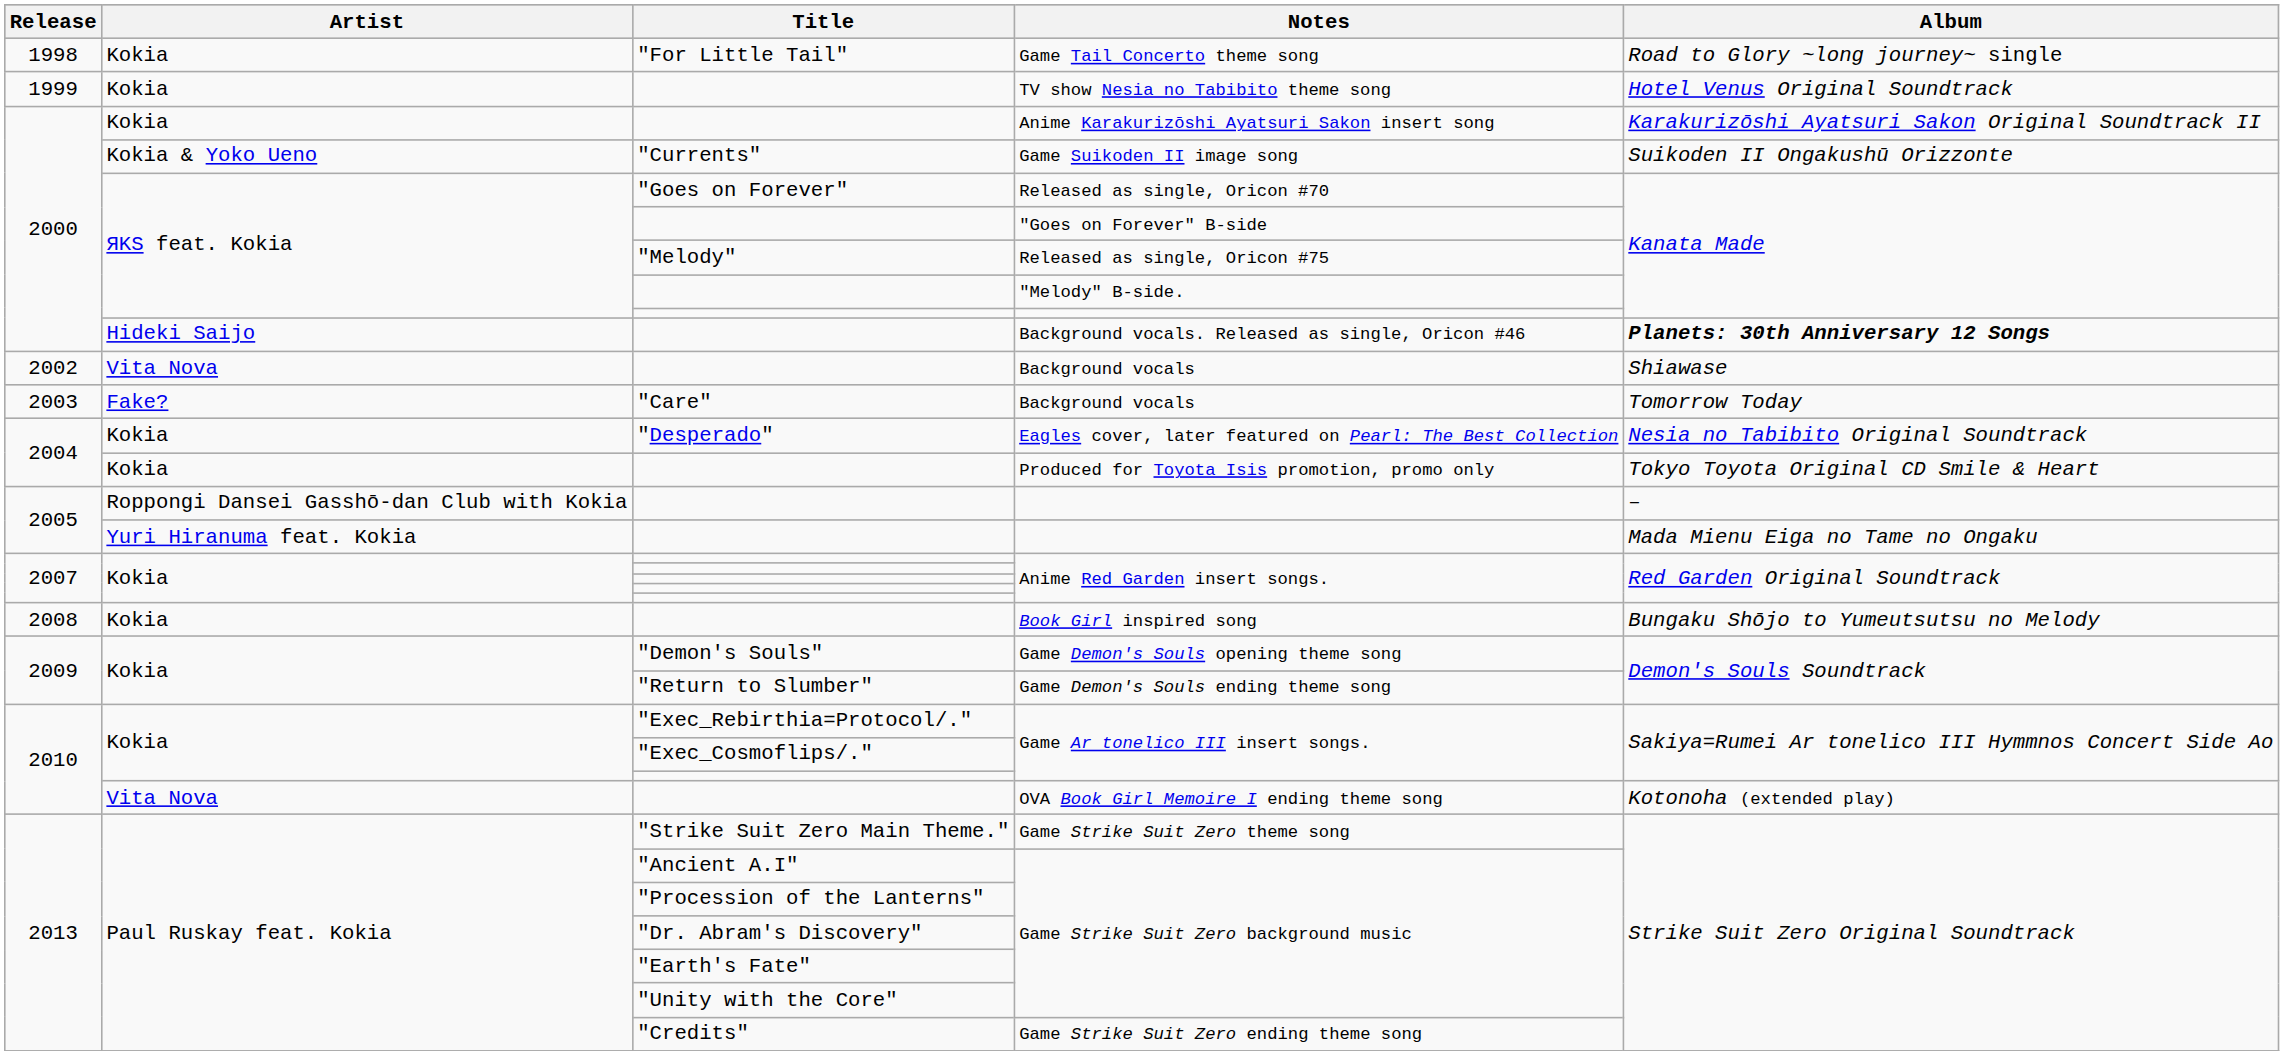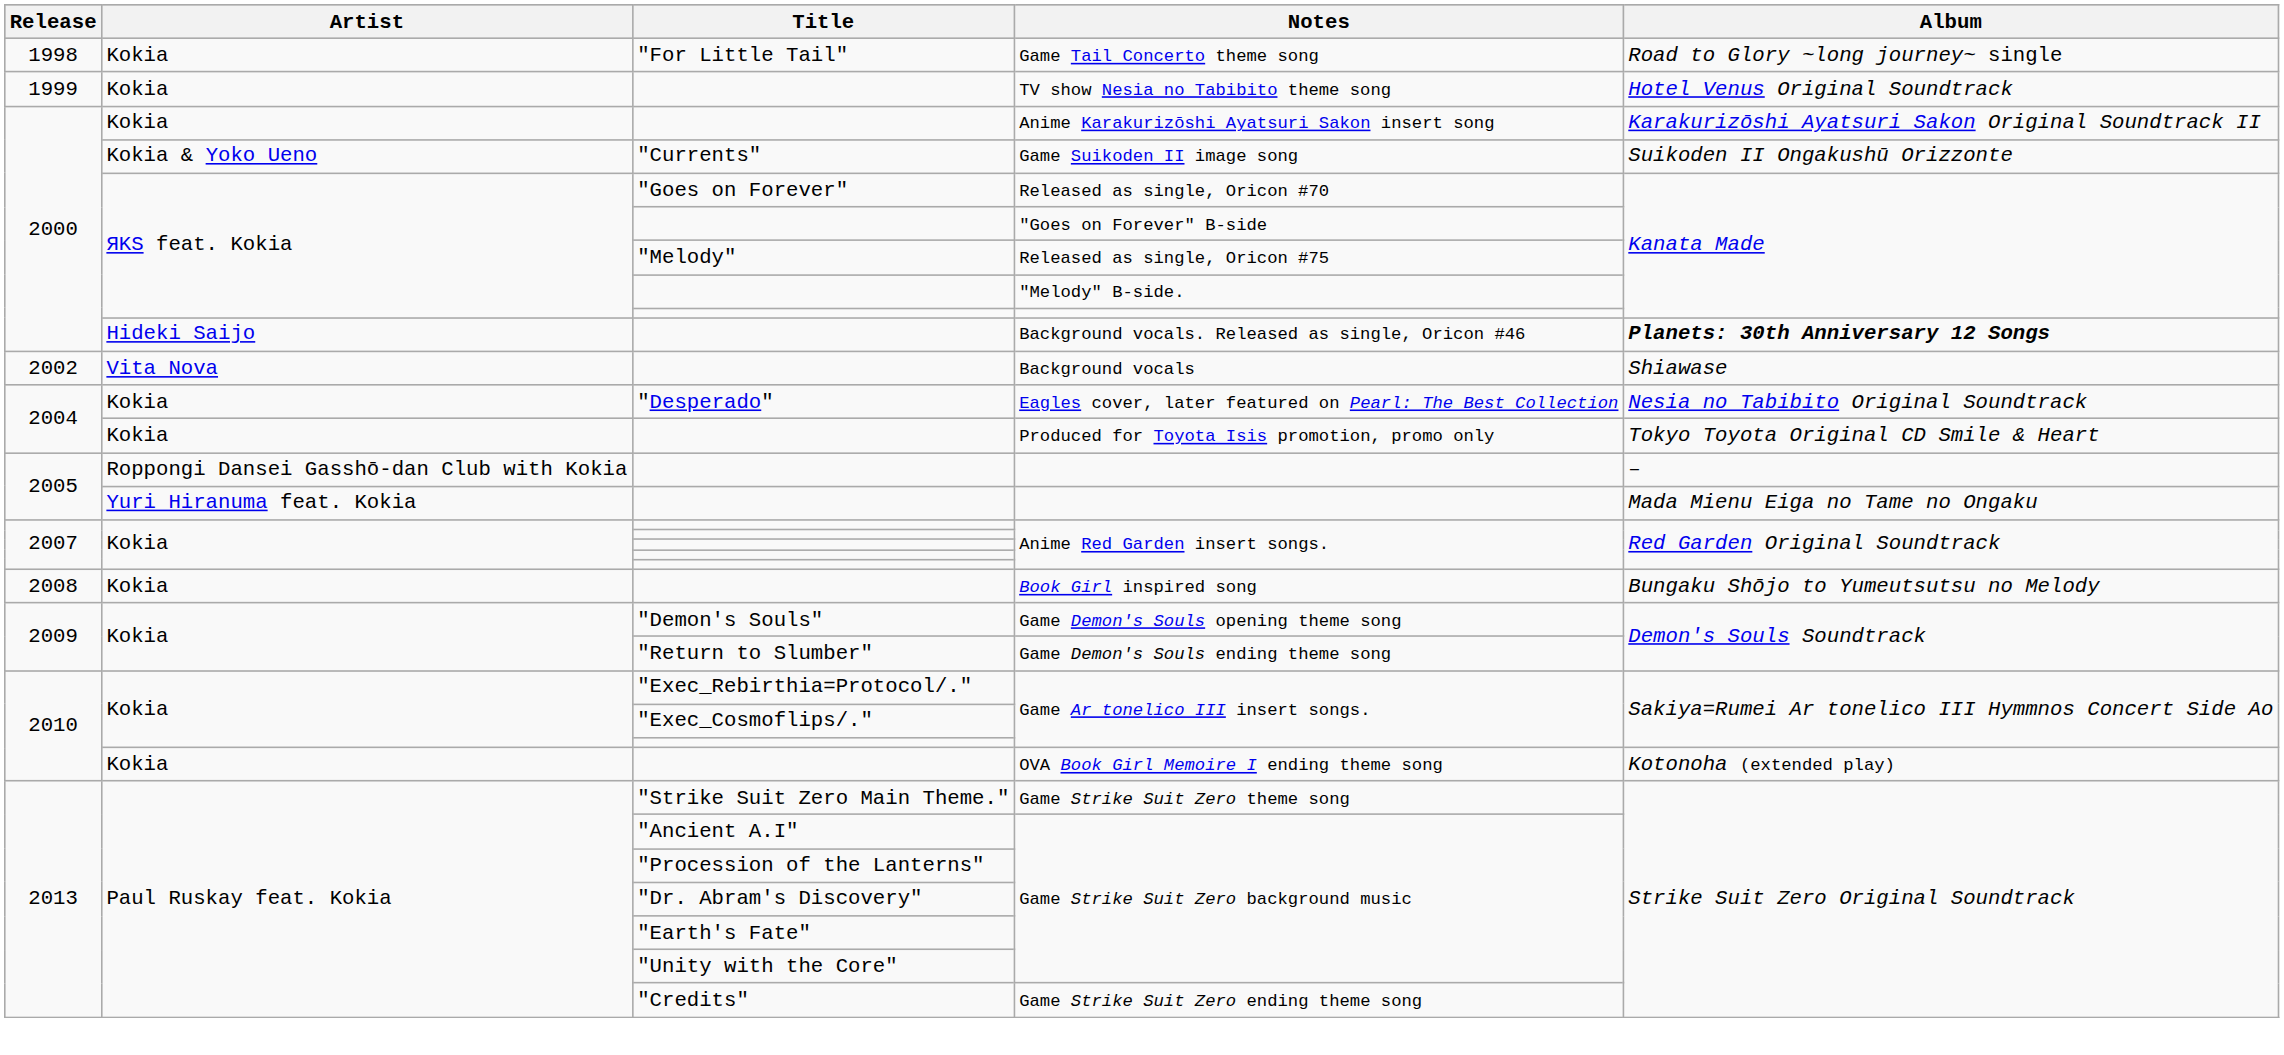- row: (674, 402)
(162, 798) Vita Nova -> (137, 764) Kokia
